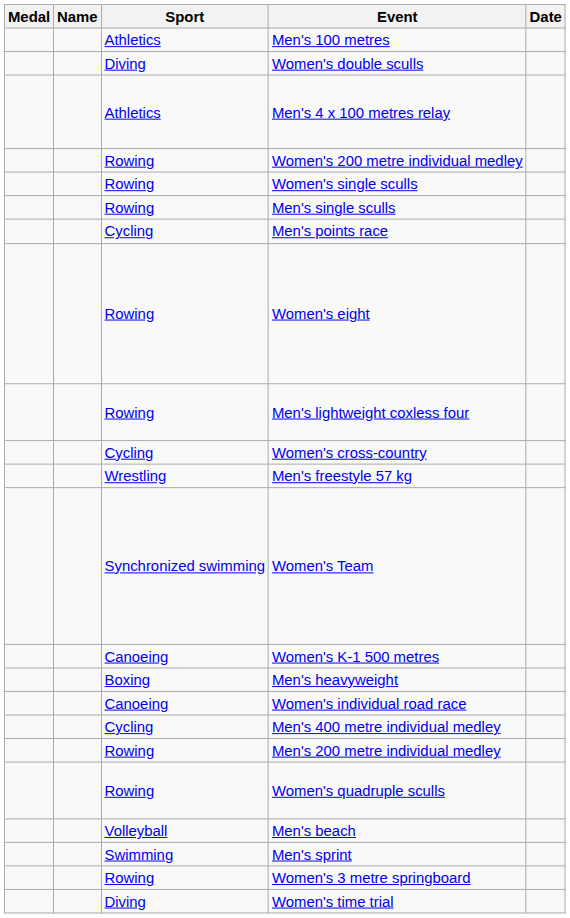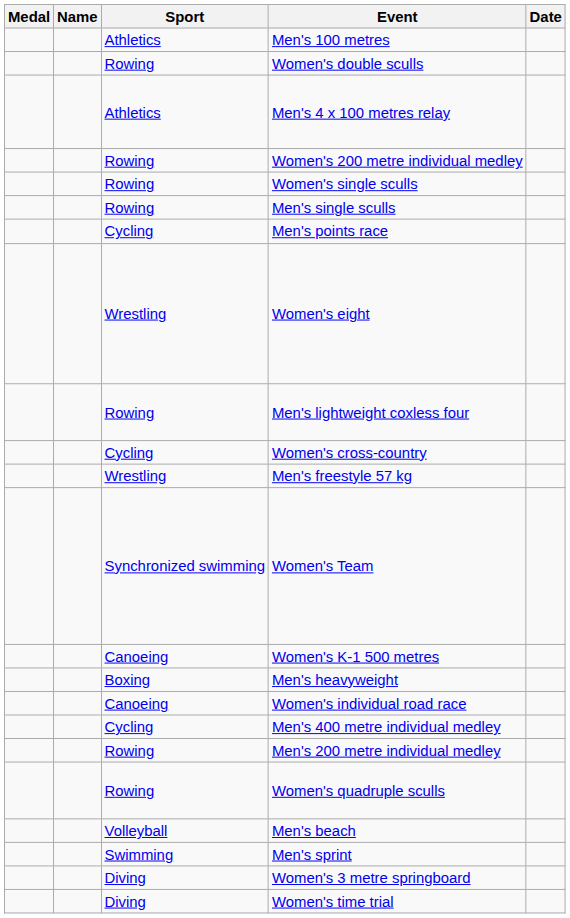(125, 64) Diving -> (129, 64) Rowing
(129, 313) Rowing -> (135, 313) Wrestling
(129, 878) Rowing -> (125, 878) Diving
